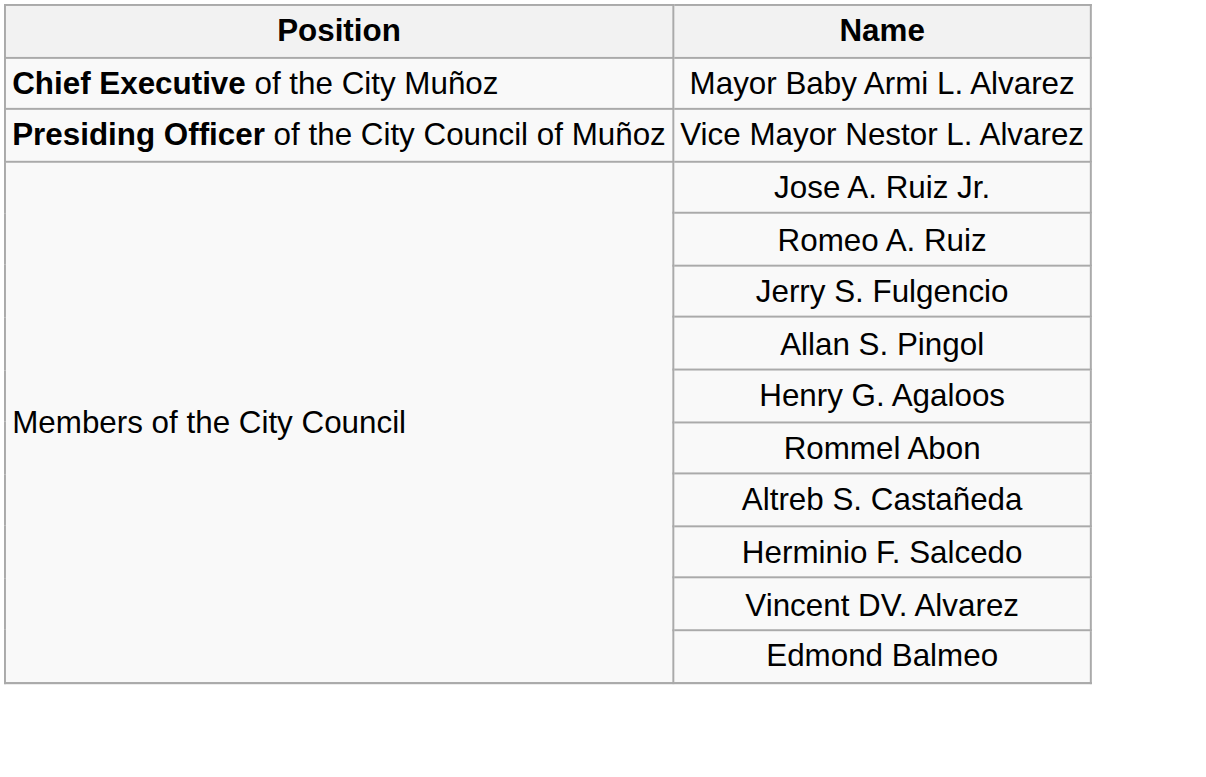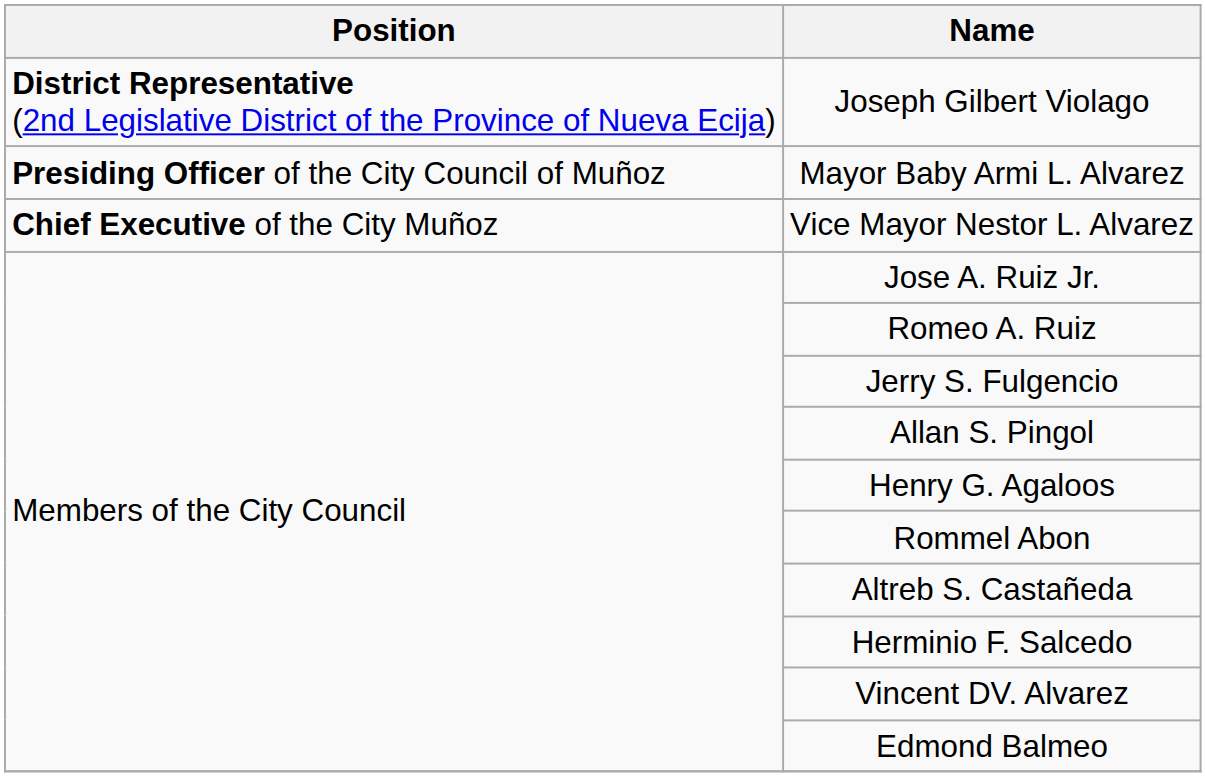+ row: (992, 102)
(255, 83) Chief Executive of the City Muñoz -> (339, 173) Presiding Officer of the City Council of Muñoz
(339, 135) Presiding Officer of the City Council of Muñoz -> (255, 225) Chief Executive of the City Muñoz
